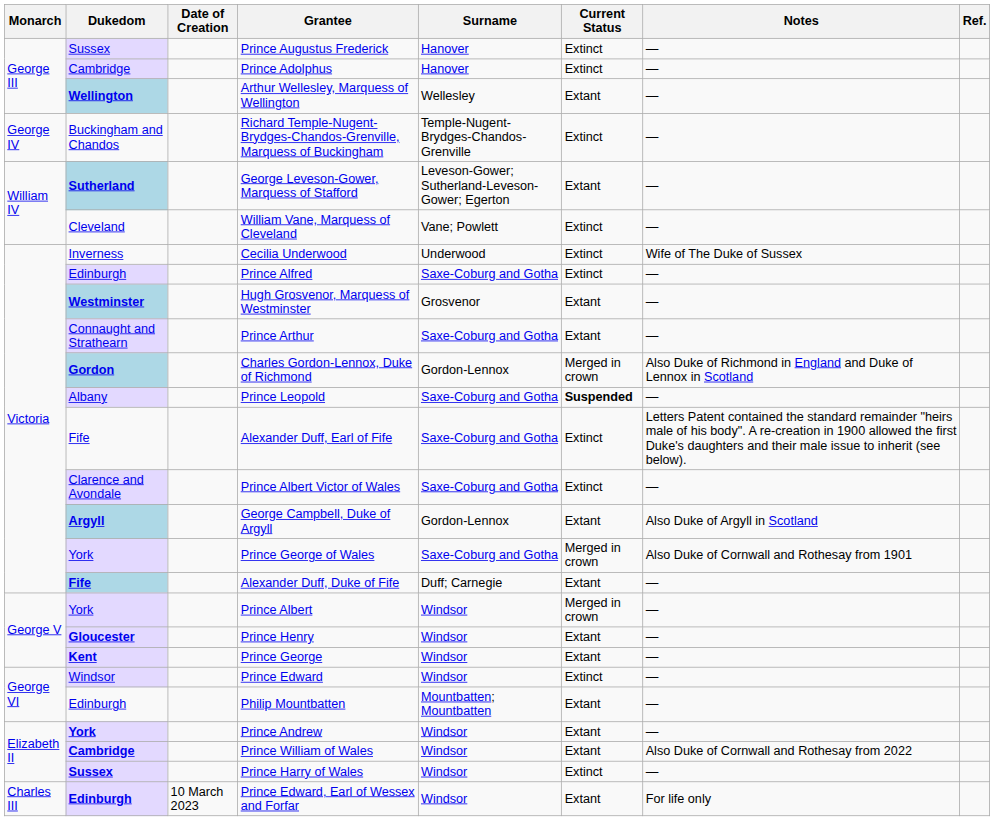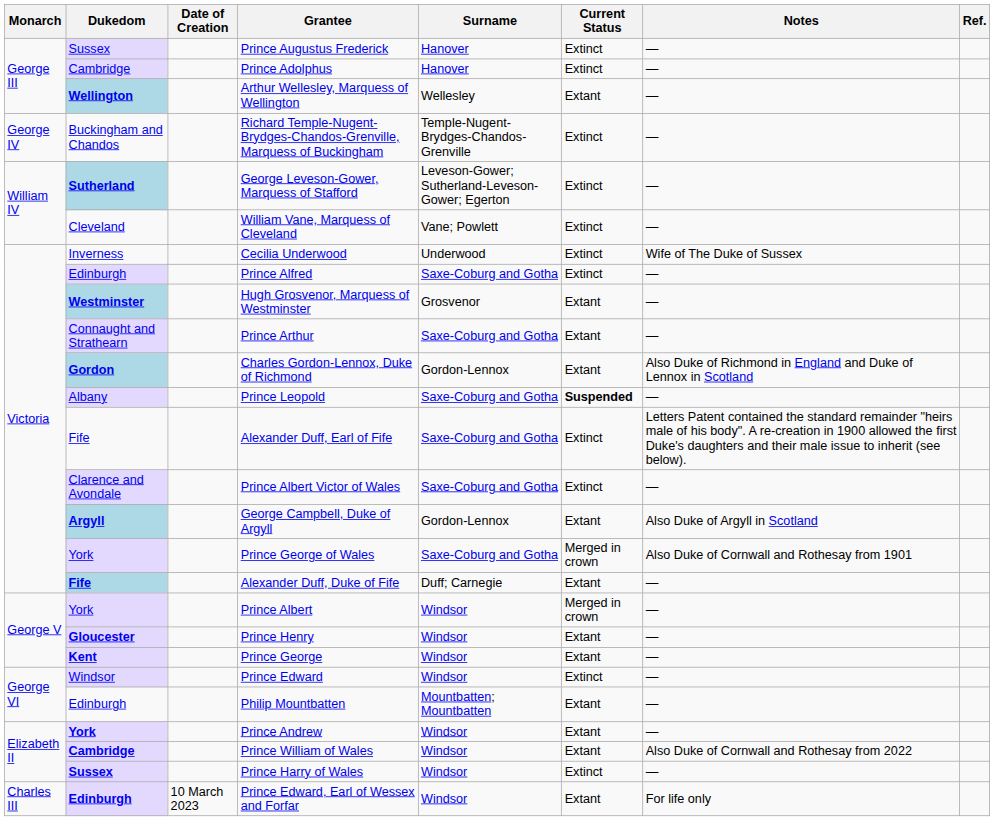(583, 185) Extant -> (584, 185) Extinct
(593, 370) Merged in crown -> (583, 370) Extant
